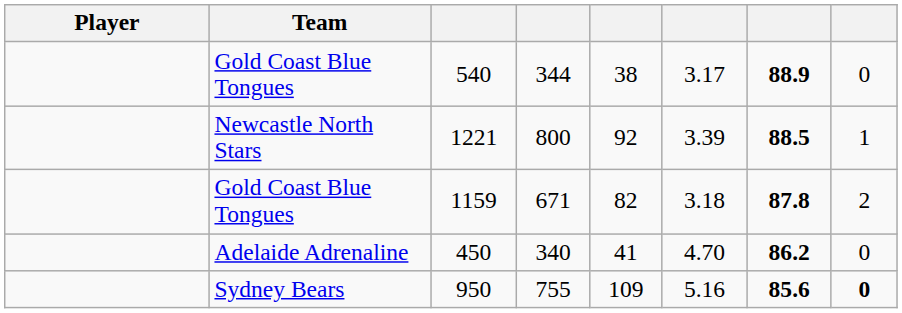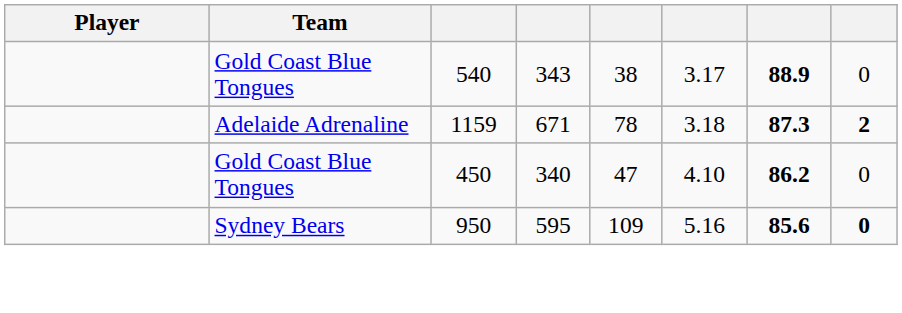(553, 73) 344 -> (553, 73) 343
- row: (474, 137)
(293, 201) Gold Coast Blue Tongues -> (312, 124) Adelaide Adrenaline
(626, 201) 82 -> (626, 124) 78
(789, 201) 87.8 -> (789, 124) 87.3
(864, 201) normal -> (864, 124) bold
(311, 251) Adelaide Adrenaline -> (293, 174) Gold Coast Blue Tongues
(626, 251) 41 -> (626, 174) 47
(705, 251) 4.70 -> (704, 174) 4.10
(553, 289) 755 -> (553, 225) 595
